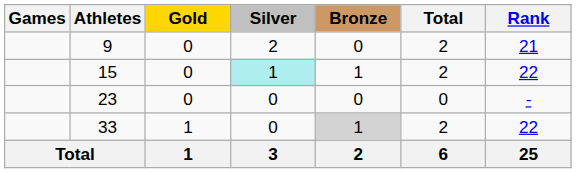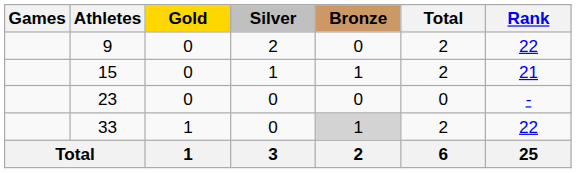(528, 46) 21 -> (528, 46) 22
(273, 73) paleturquoise background -> (273, 73) no background
(528, 73) 22 -> (528, 73) 21
